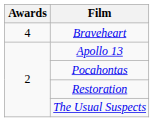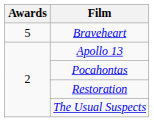(27, 32) 4 -> (27, 32) 5
